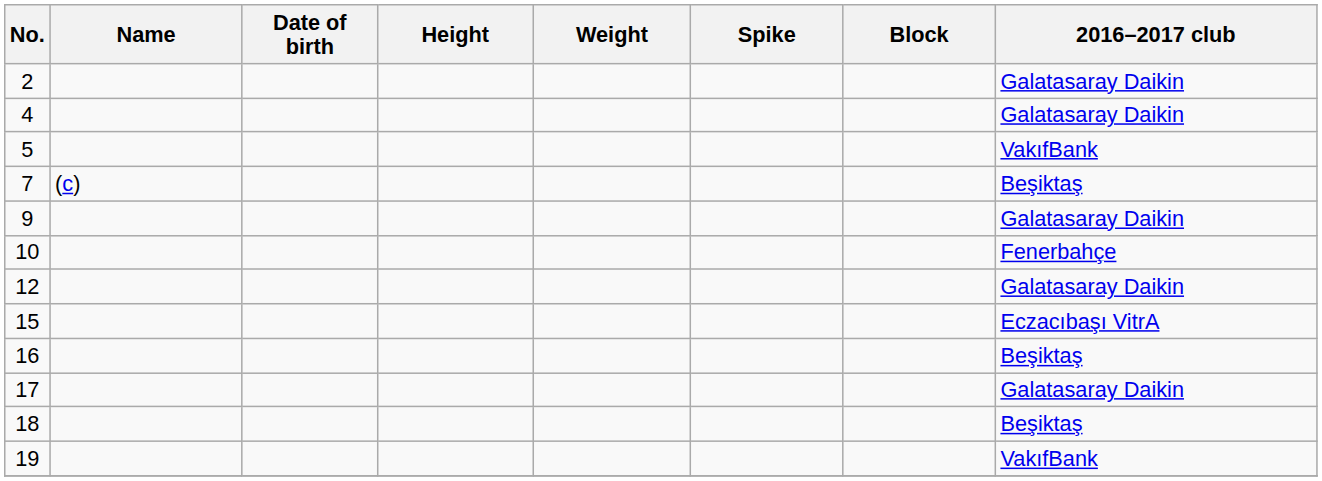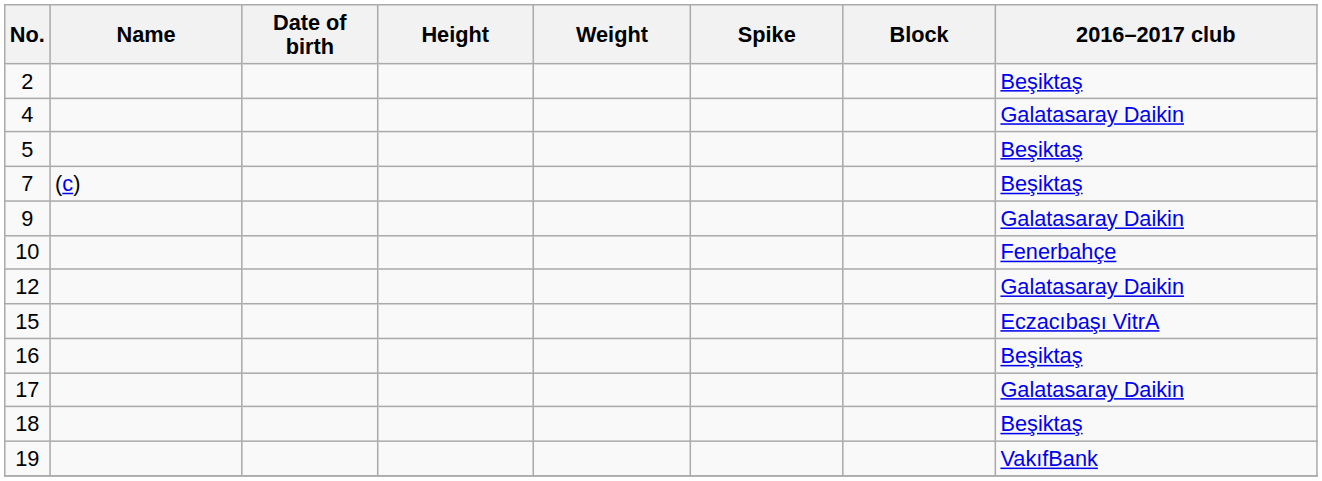(1092, 81) Galatasaray Daikin -> (1041, 81) Beşiktaş
(1049, 150) VakıfBank -> (1041, 150) Beşiktaş
